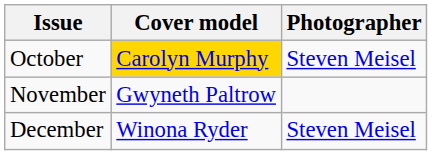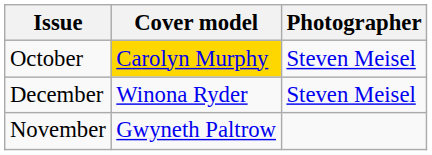rows swapped: (58, 94) <-> (57, 130)
